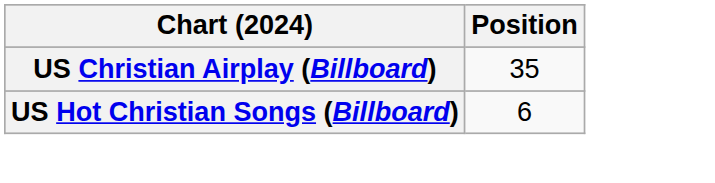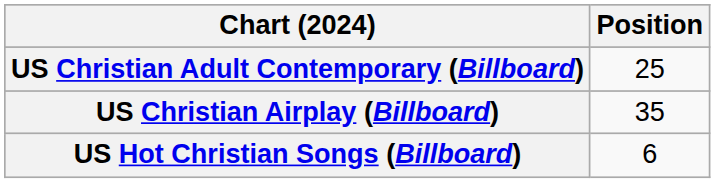+ row: (298, 68)
